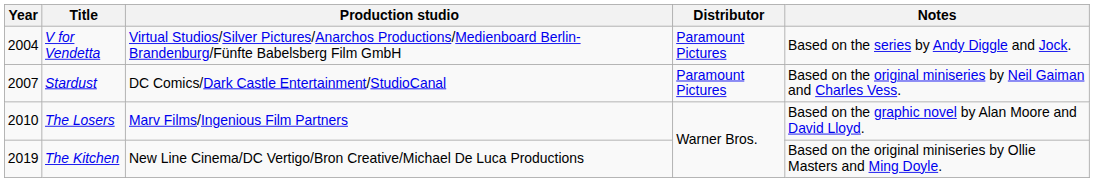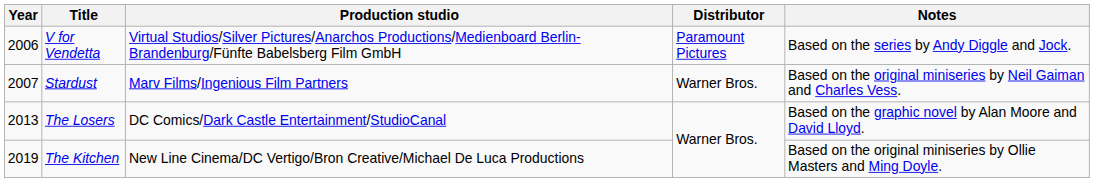(23, 45) 2004 -> (23, 45) 2006
(288, 83) DC Comics/Dark Castle Entertainment/StudioCanal -> (238, 83) Marv Films/Ingenious Film Partners
(710, 83) Paramount Pictures -> (717, 83) Warner Bros.
(23, 120) 2010 -> (23, 120) 2013
(238, 120) Marv Films/Ingenious Film Partners -> (288, 120) DC Comics/Dark Castle Entertainment/StudioCanal
